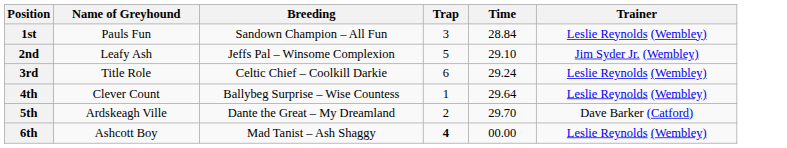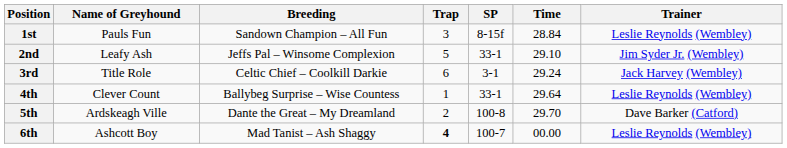+ column: (491, 14)
(637, 73) Leslie Reynolds (Wembley) -> (681, 73) Jack Harvey (Wembley)
